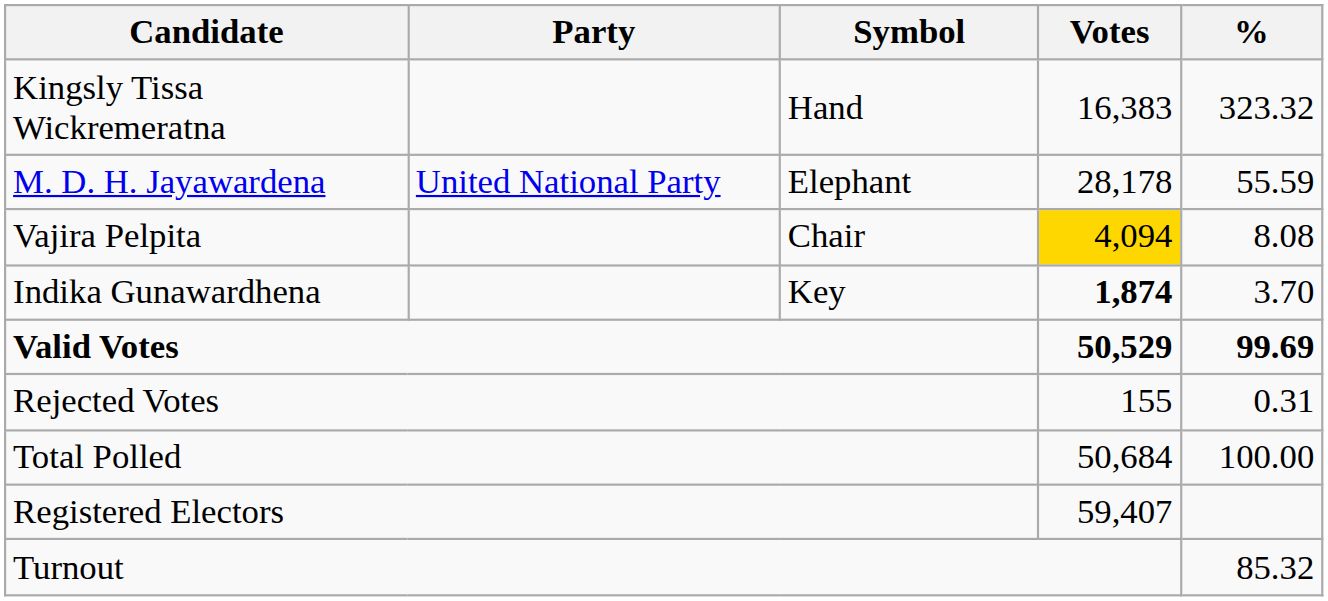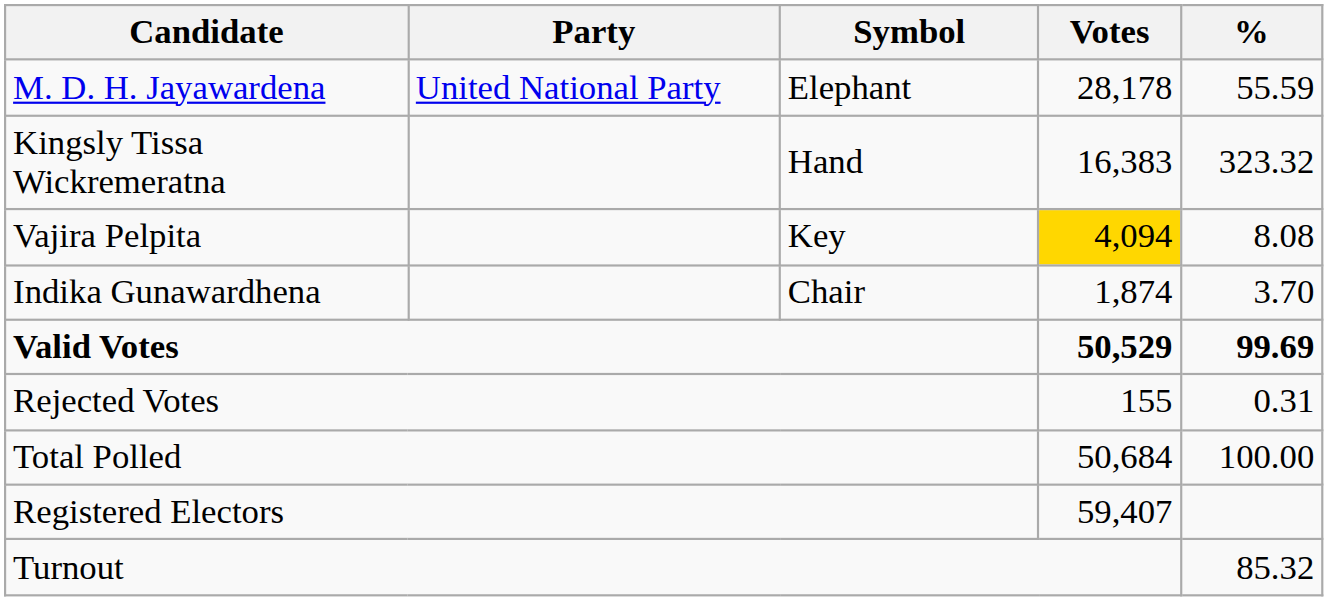rows swapped: (169, 181) <-> (119, 106)
(826, 236) Chair -> (817, 236) Key
(817, 291) Key -> (826, 291) Chair
(1133, 291) bold -> (1133, 291) normal
